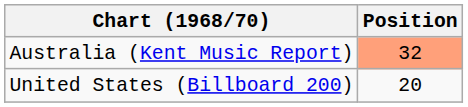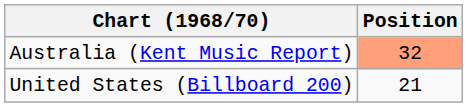(410, 85) 20 -> (410, 85) 21
